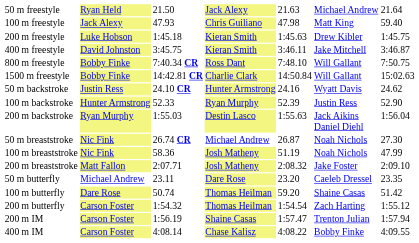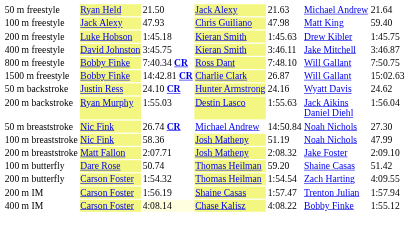(295, 76) 14:50.84 -> (279, 76) 26.87
- row: (39, 102)
(289, 140) 26.87 -> (285, 126) 14:50.84
- row: (32, 179)
(395, 206) 1:55.12 -> (385, 179) 4:09.55
(167, 232) no background -> (157, 206) lightyellow background
(395, 232) 4:09.55 -> (385, 206) 1:55.12
